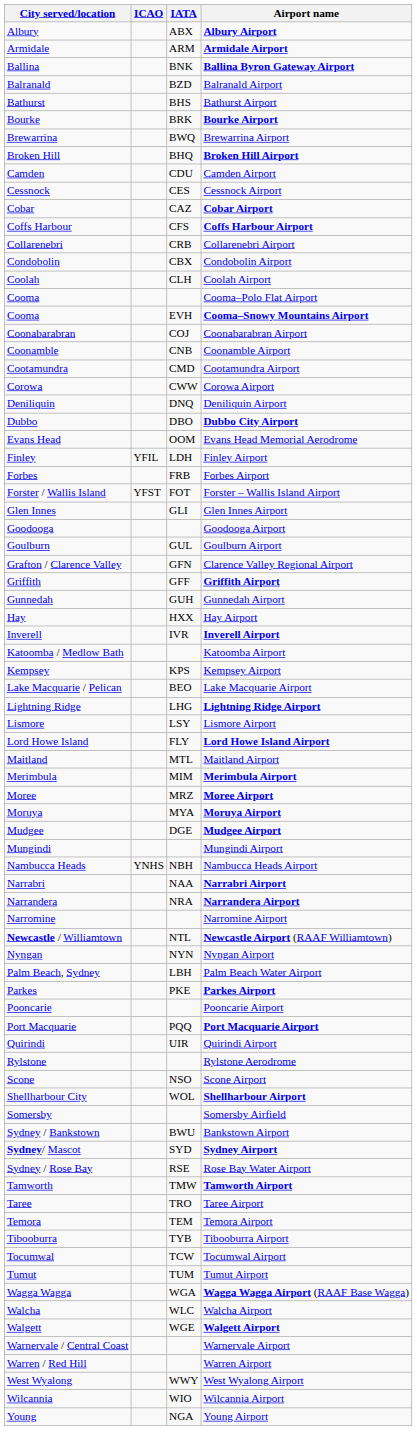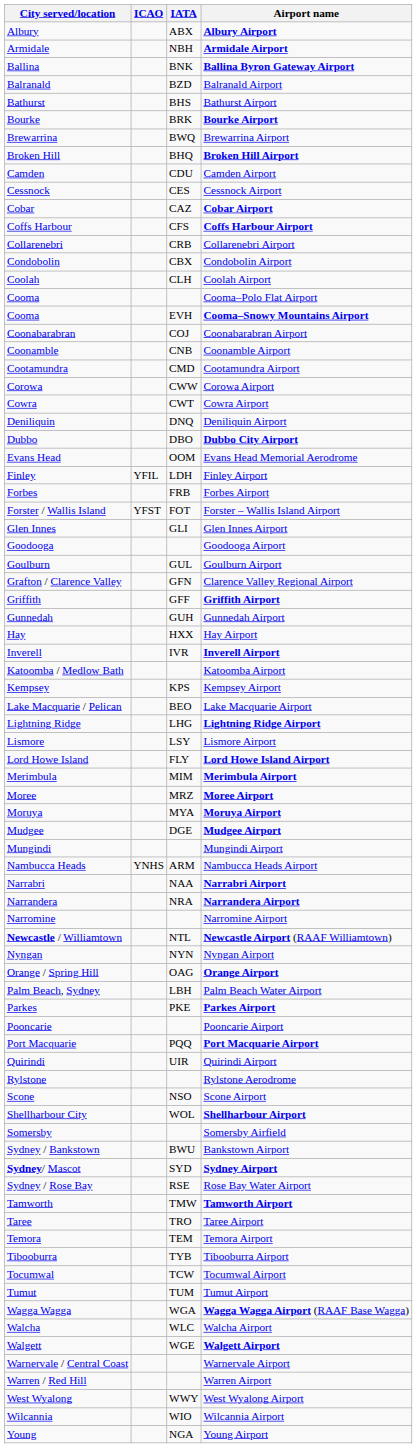(182, 48) ARM -> (181, 48) NBH
+ row: (236, 404)
- row: (241, 759)
(181, 865) NBH -> (182, 865) ARM
+ row: (241, 972)
